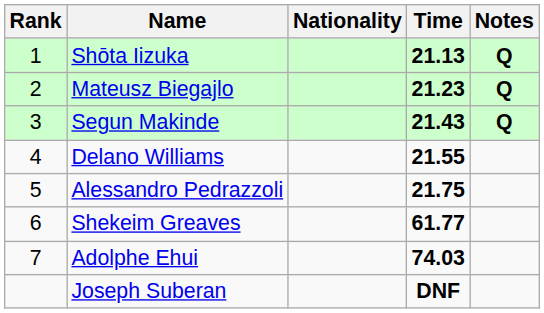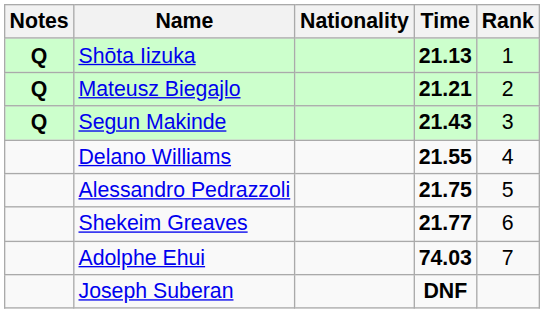columns swapped: (36, 21) <-> (504, 21)
(438, 88) 21.23 -> (445, 88) 21.21
(438, 223) 61.77 -> (445, 223) 21.77
